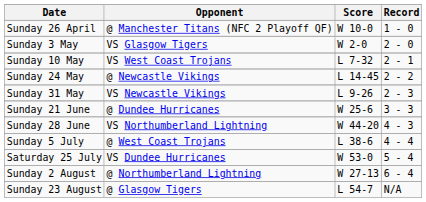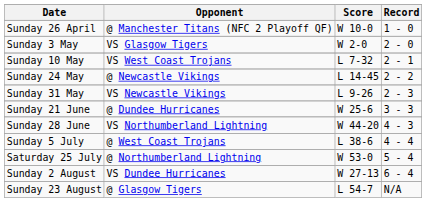(166, 157) VS Dundee Hurricanes -> (184, 157) @ Northumberland Lightning
(184, 173) @ Northumberland Lightning -> (166, 173) VS Dundee Hurricanes
